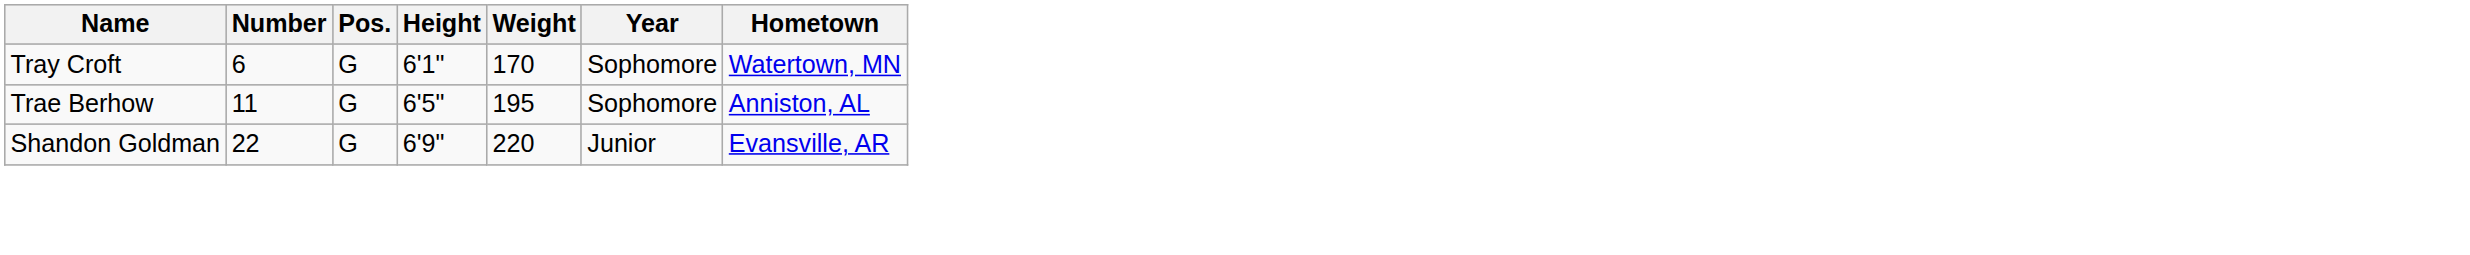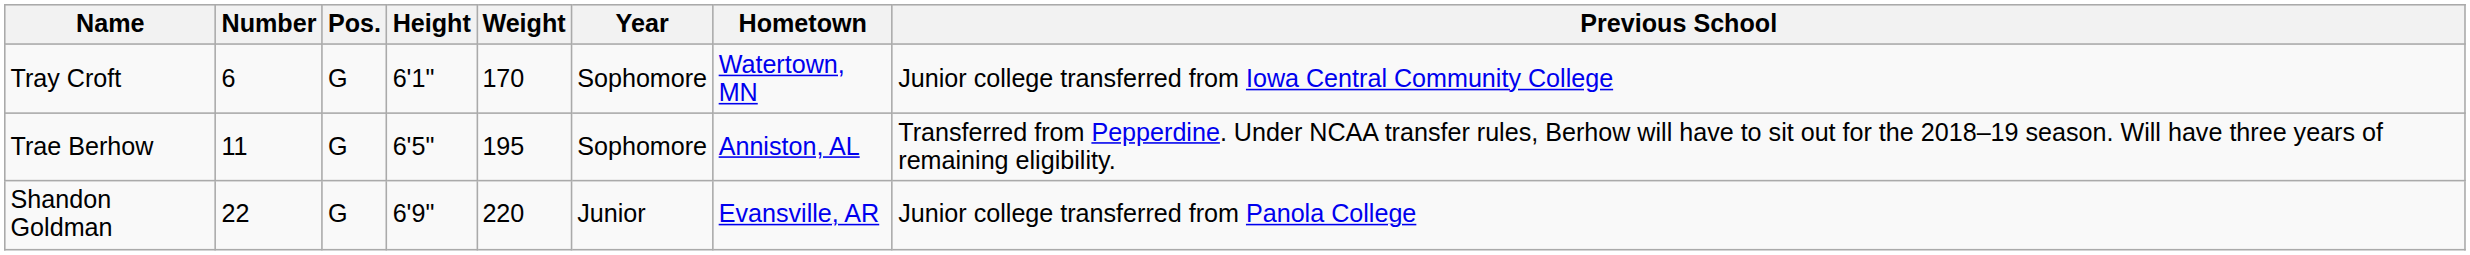+ column: (1679, 24)
